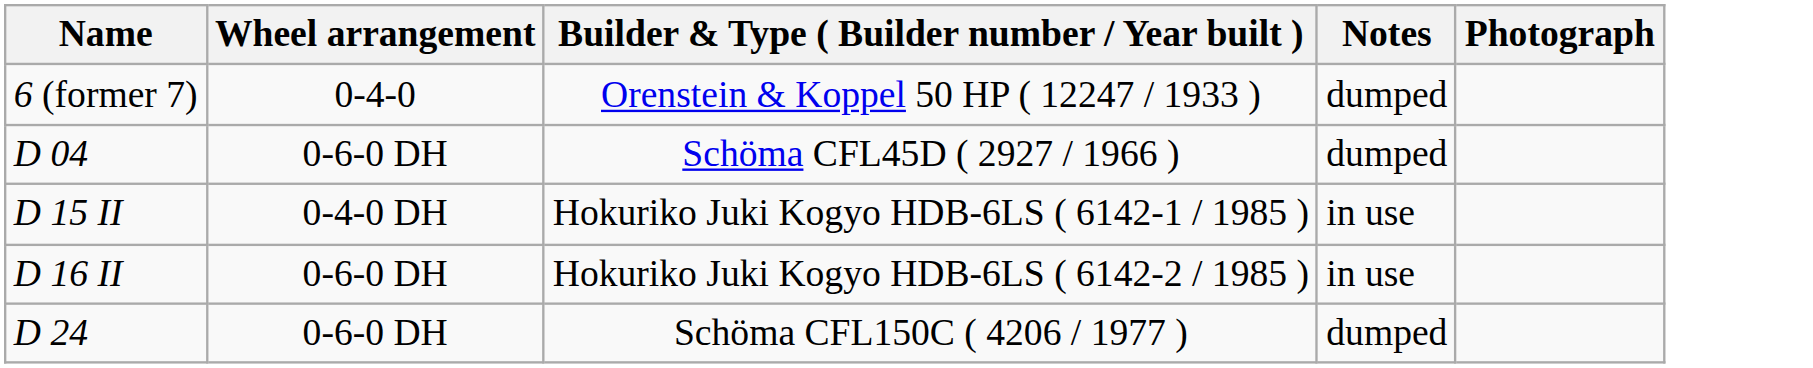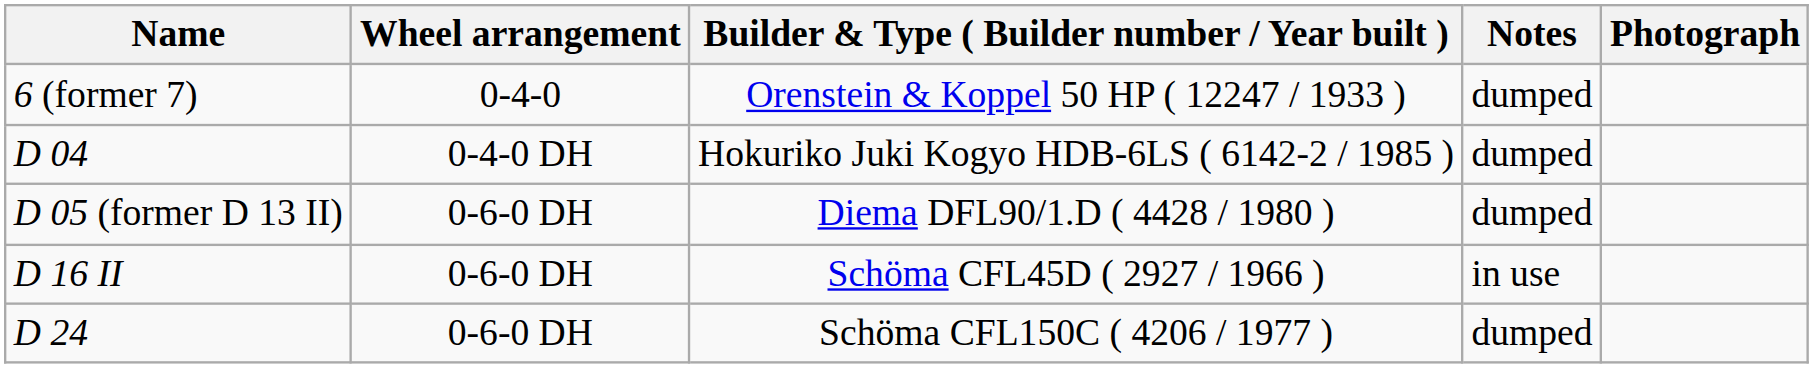(375, 153) 0-6-0 DH -> (520, 153) 0-4-0 DH
(931, 153) Schöma CFL45D ( 2927 / 1966 ) -> (1076, 153) Hokuriko Juki Kogyo HDB-6LS ( 6142-2 / 1985 )
+ row: (178, 213)
- row: (68, 213)
(931, 272) Hokuriko Juki Kogyo HDB-6LS ( 6142-2 / 1985 ) -> (1076, 272) Schöma CFL45D ( 2927 / 1966 )
